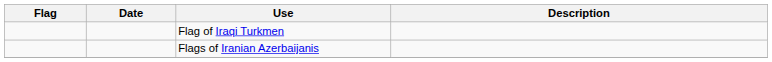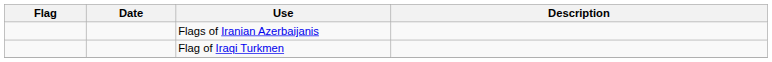rows swapped: (231, 31) <-> (249, 48)
